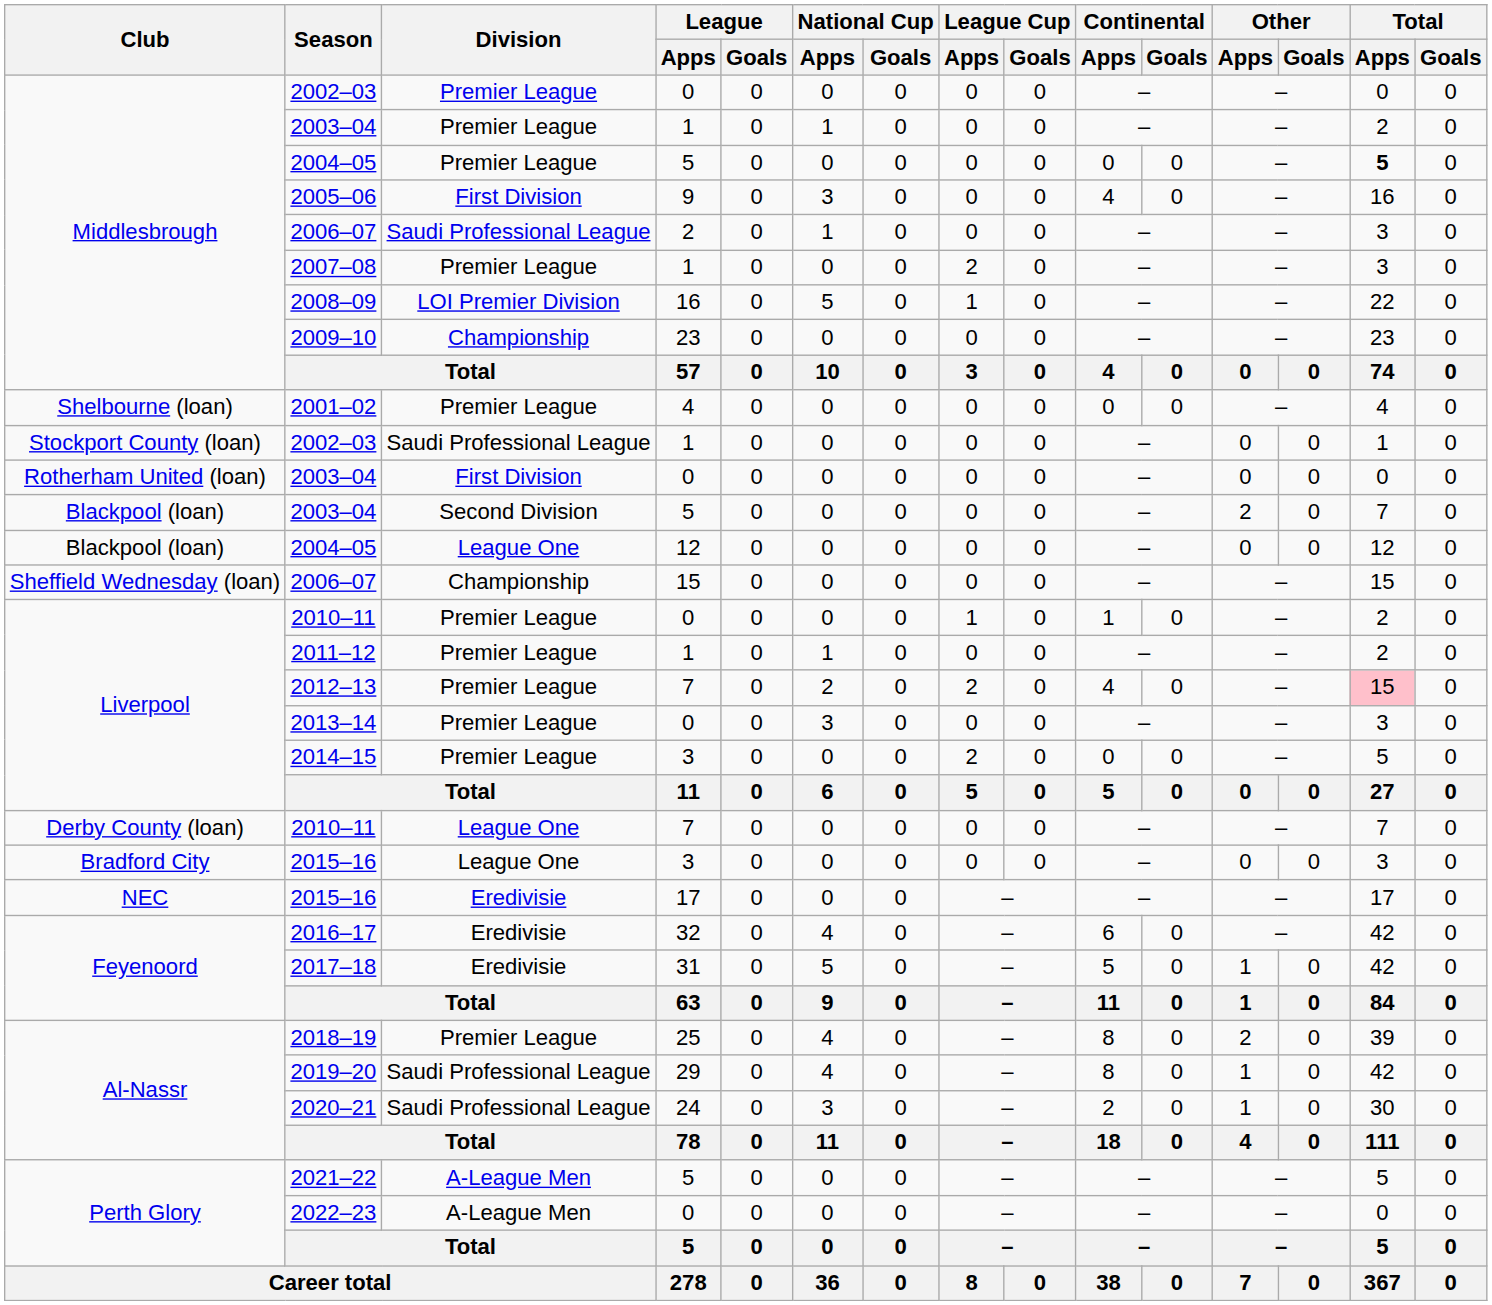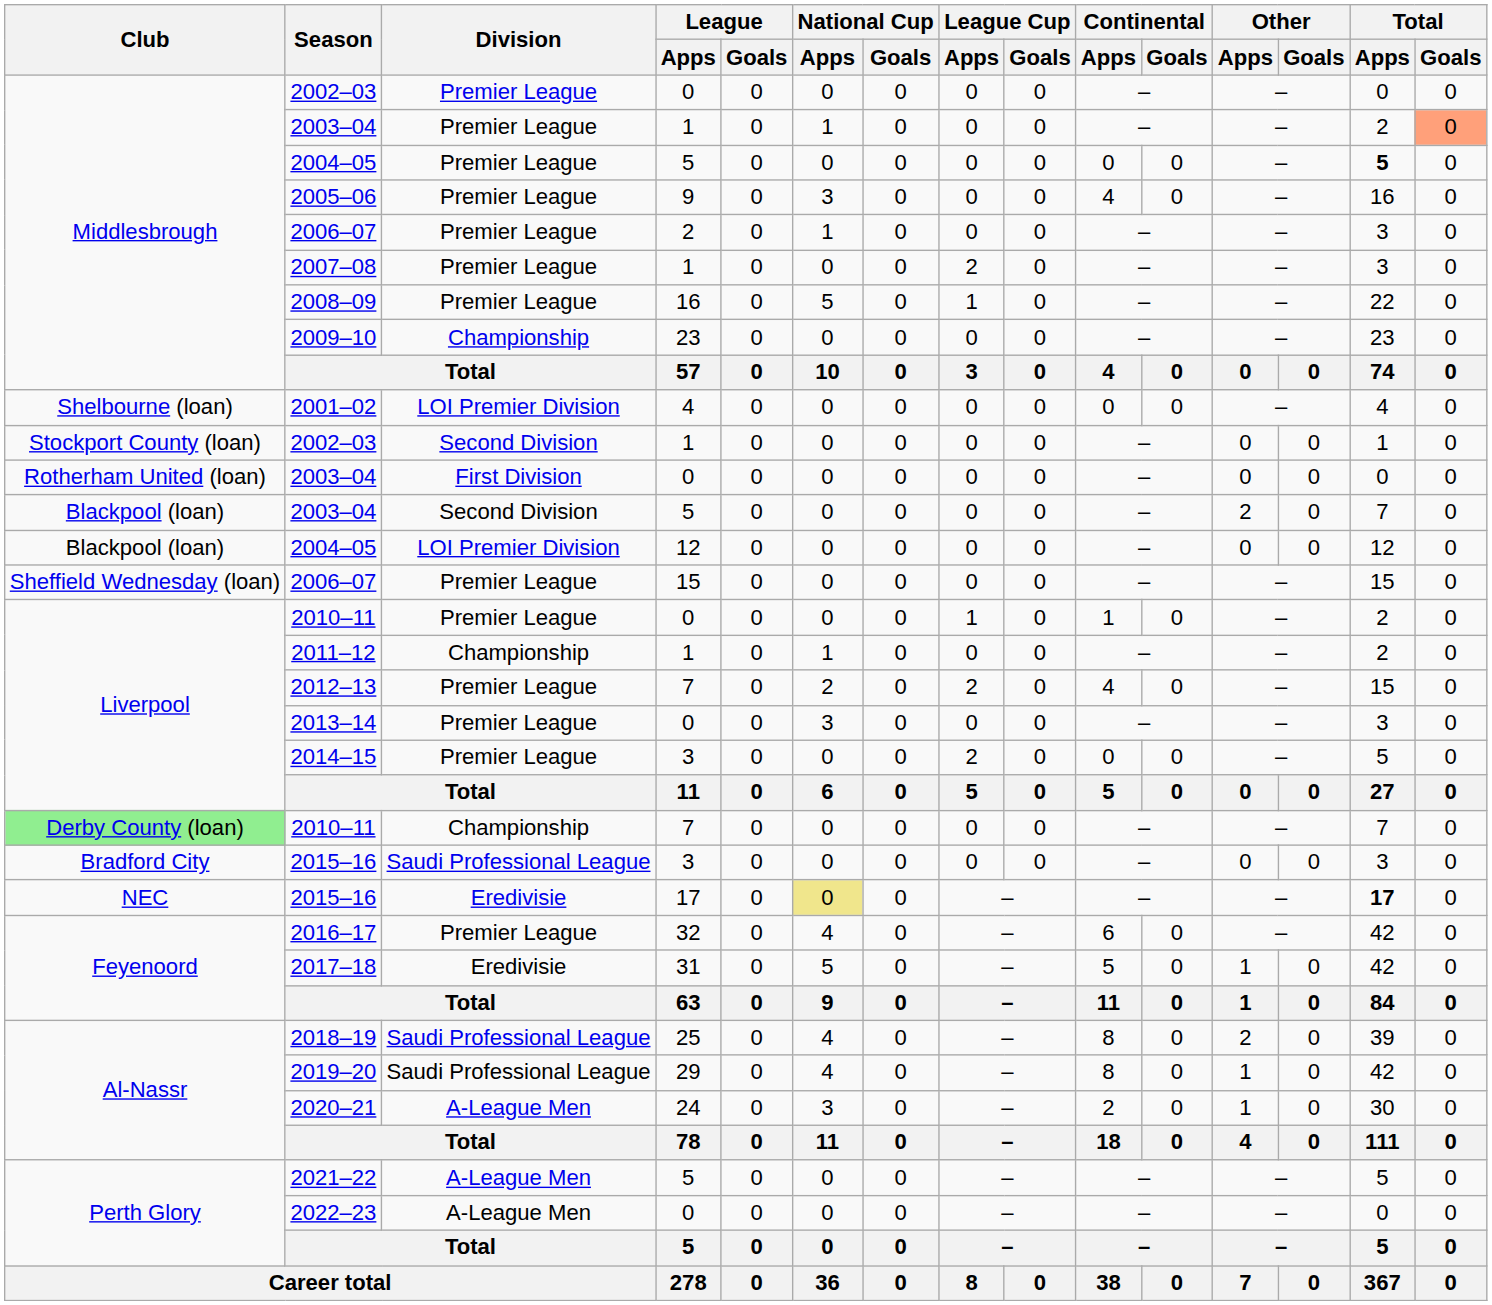(1451, 127) no background -> (1451, 127) lightsalmon background
(519, 197) First Division -> (519, 197) Premier League
(519, 232) Saudi Professional League -> (519, 232) Premier League
(519, 302) LOI Premier Division -> (519, 302) Premier League
(519, 407) Premier League -> (519, 407) LOI Premier Division
(519, 442) Saudi Professional League -> (519, 442) Second Division
(519, 547) League One -> (519, 547) LOI Premier Division
(519, 582) Championship -> (519, 582) Premier League
(519, 652) Premier League -> (519, 652) Championship
(1382, 687) pink background -> (1382, 687) no background
(145, 827) no background -> (145, 827) lightgreen background
(519, 827) League One -> (519, 827) Championship
(519, 862) League One -> (519, 862) Saudi Professional League
(827, 897) no background -> (827, 897) khaki background
(1382, 897) normal -> (1382, 897) bold
(519, 932) Eredivisie -> (519, 932) Premier League
(519, 1037) Premier League -> (519, 1037) Saudi Professional League
(519, 1107) Saudi Professional League -> (519, 1107) A-League Men
